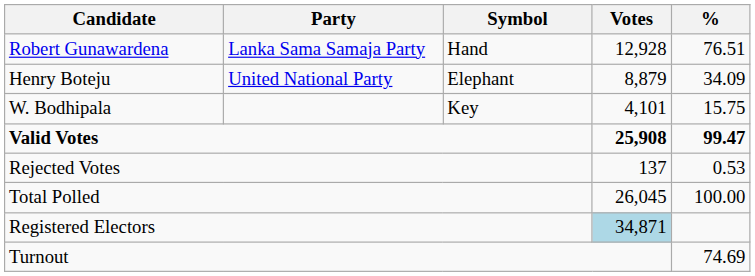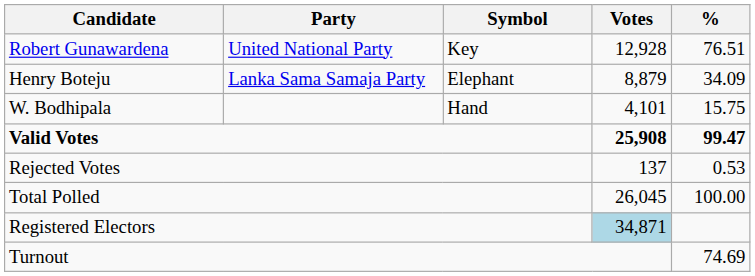(327, 49) Lanka Sama Samaja Party -> (310, 49) United National Party
(468, 49) Hand -> (463, 49) Key
(310, 78) United National Party -> (327, 78) Lanka Sama Samaja Party
(463, 108) Key -> (468, 108) Hand
